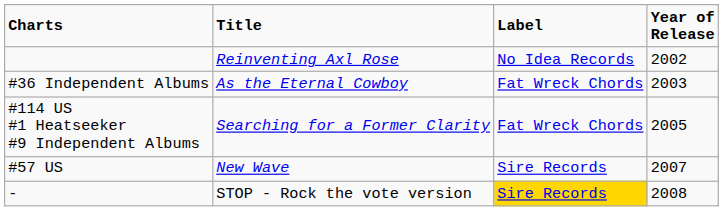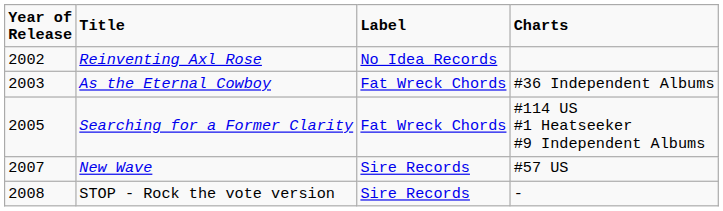columns swapped: (683, 26) <-> (36, 26)
(552, 194) gold background -> (415, 194) no background
